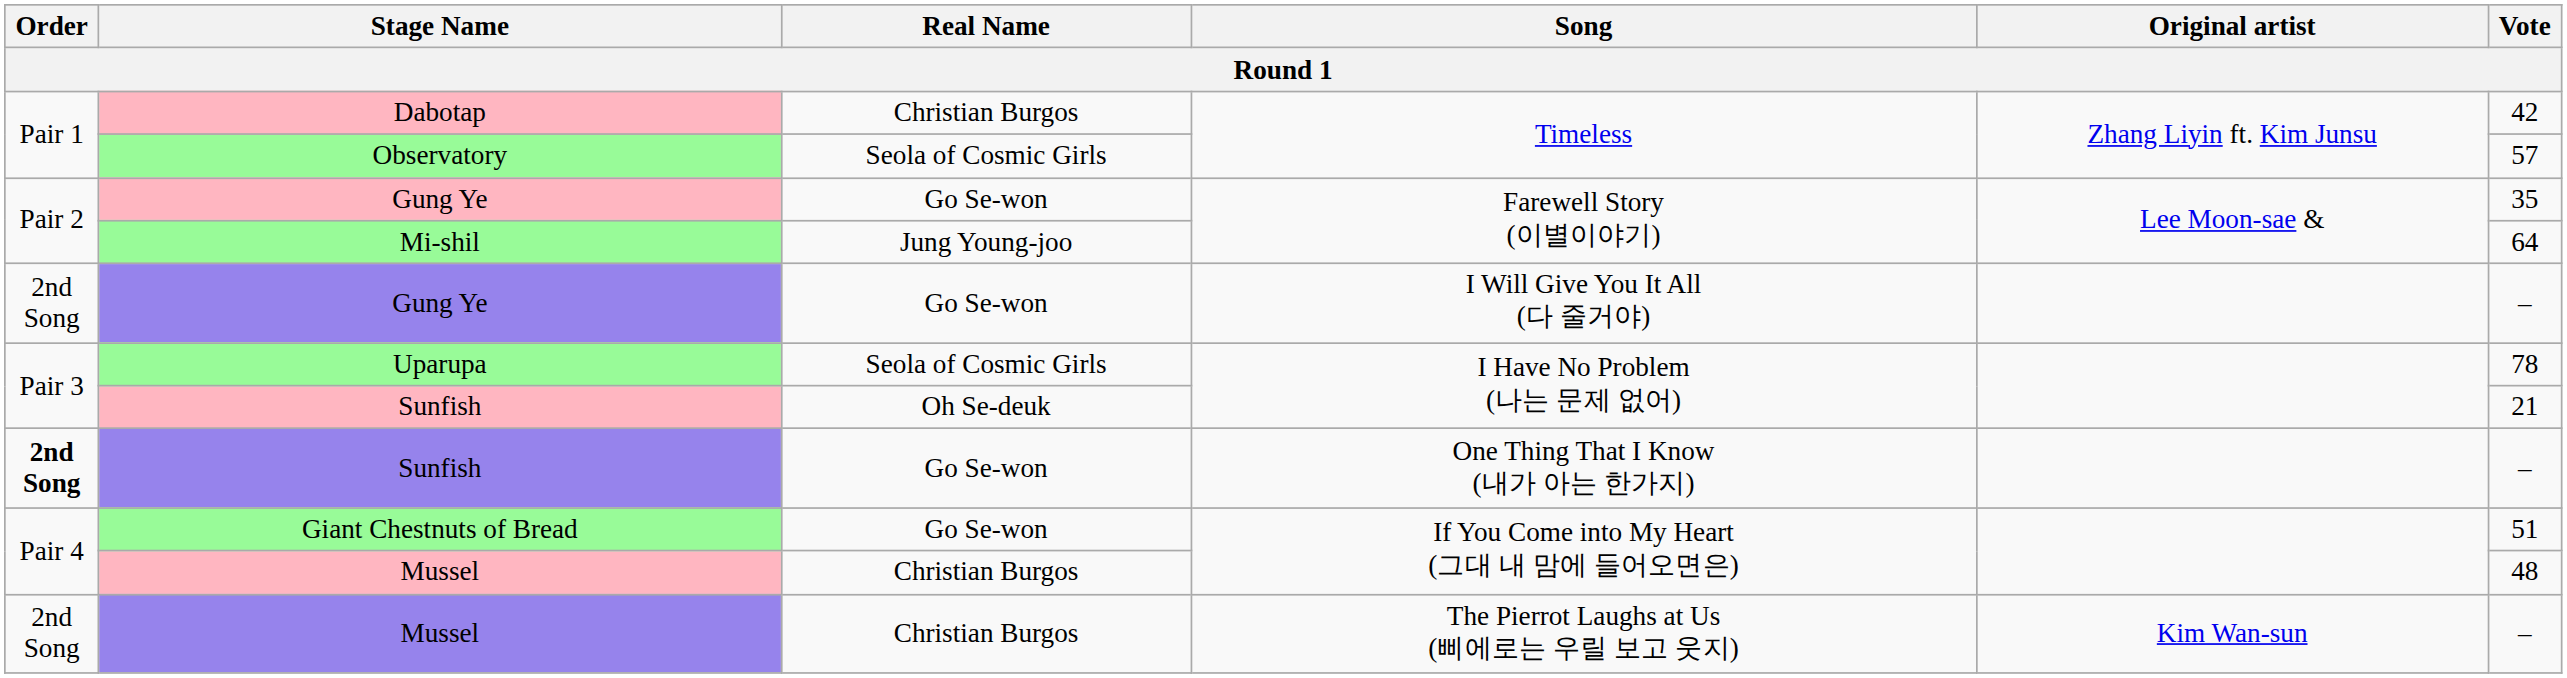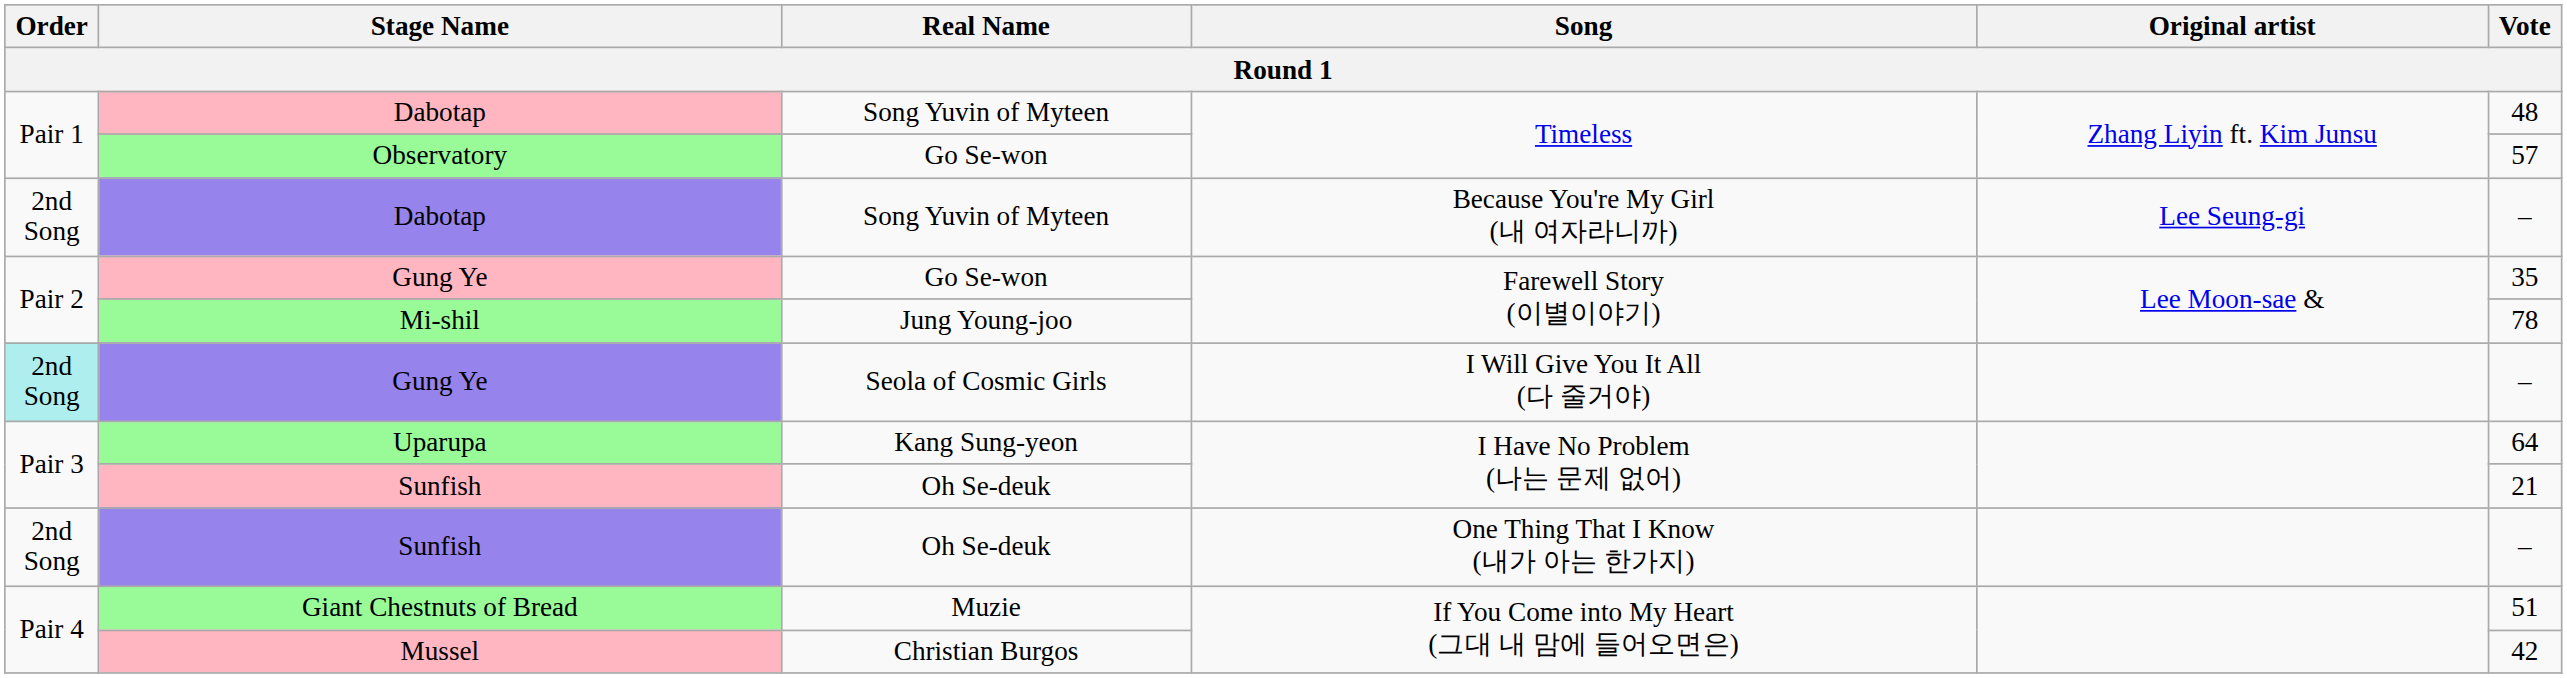(986, 112) Christian Burgos -> (986, 112) Song Yuvin of Myteen
(2525, 112) 42 -> (2525, 112) 48
(986, 155) Seola of Cosmic Girls -> (986, 155) Go Se-won
+ row: (440, 216)
(2525, 241) 64 -> (2525, 320) 78
(52, 302) no background -> (52, 381) paleturquoise background
(986, 302) Go Se-won -> (986, 381) Seola of Cosmic Girls
(986, 363) Seola of Cosmic Girls -> (986, 442) Kang Sung-yeon
(2525, 363) 78 -> (2525, 442) 64
(52, 467) bold -> (52, 546) normal
(986, 467) Go Se-won -> (986, 546) Oh Se-deuk
(986, 528) Go Se-won -> (986, 607) Muzie
(2525, 571) 48 -> (2525, 650) 42
- row: (440, 632)
